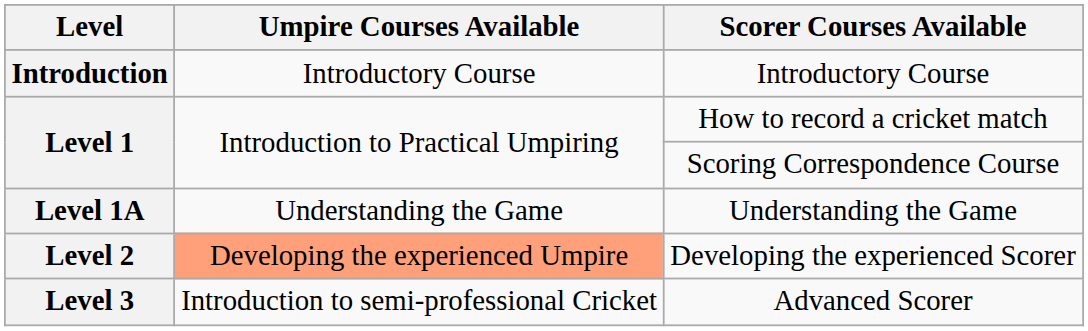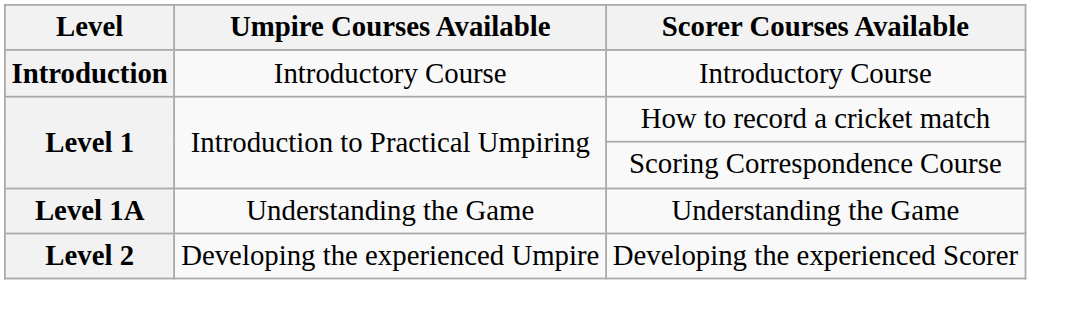(419, 255) lightsalmon background -> (390, 255) no background
- row: (873, 301)
